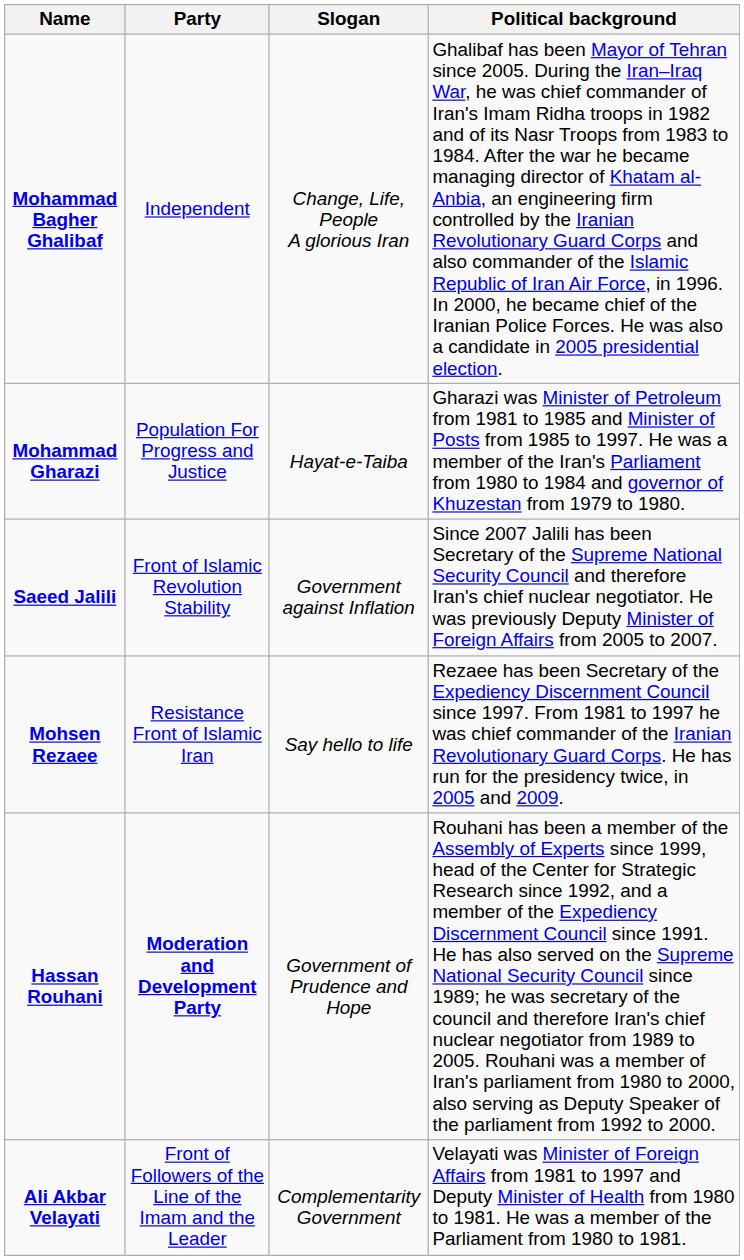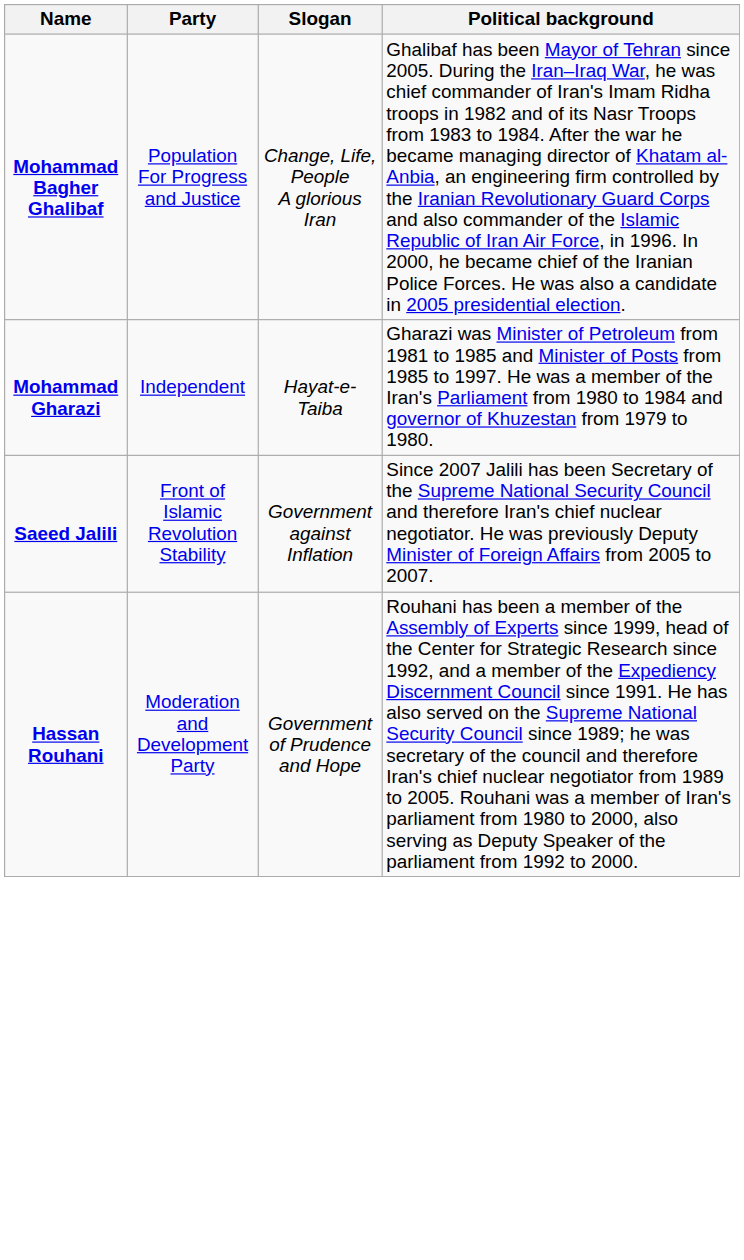(197, 208) Independent -> (193, 176) Population For Progress and Justice
(197, 451) Population For Progress and Justice -> (193, 387) Independent
- row: (65, 744)
(197, 976) bold -> (193, 733) normal
- row: (65, 1208)
